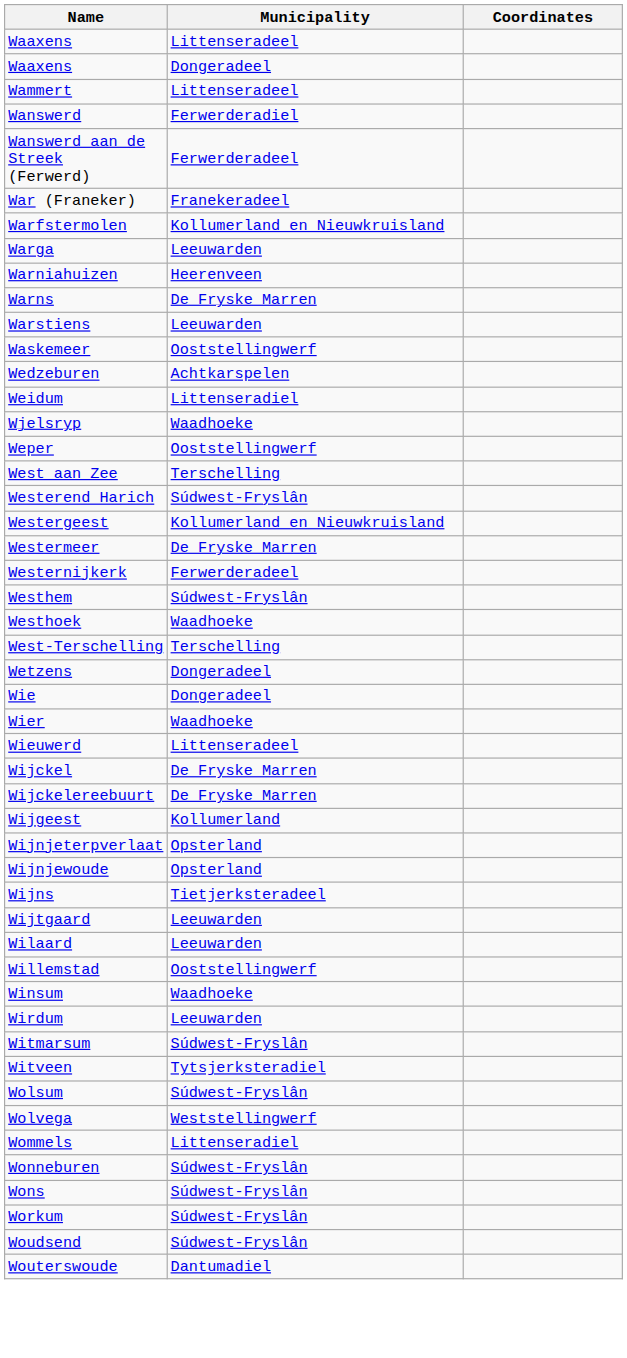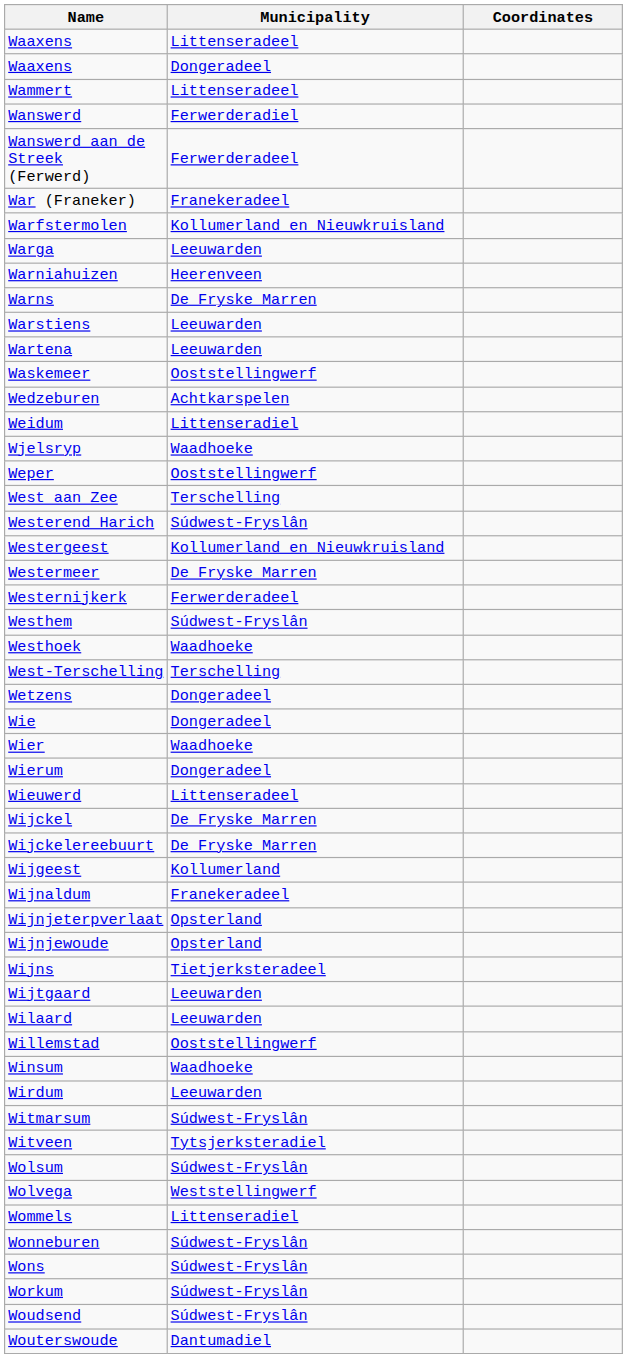+ row: (40, 350)
+ row: (36, 771)
+ row: (49, 895)
